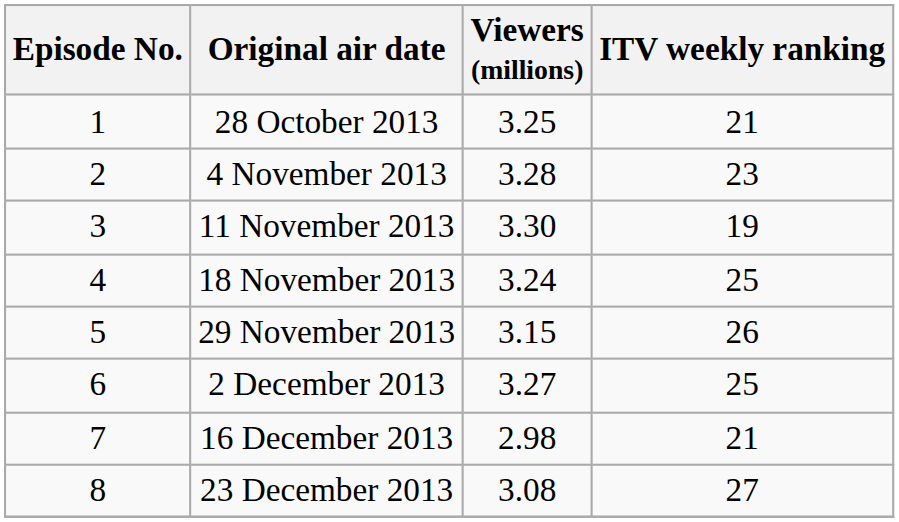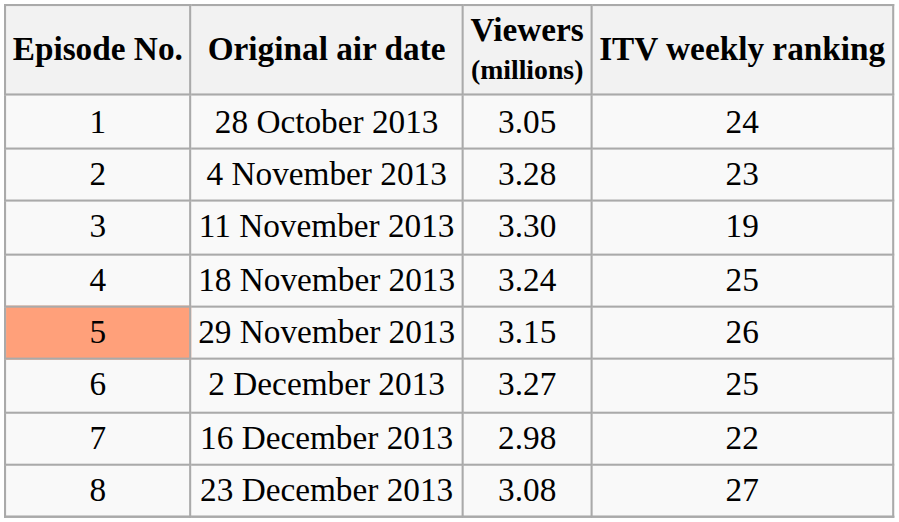(527, 121) 3.25 -> (527, 121) 3.05
(742, 121) 21 -> (742, 121) 24
(98, 332) no background -> (98, 332) lightsalmon background
(742, 437) 21 -> (742, 437) 22
